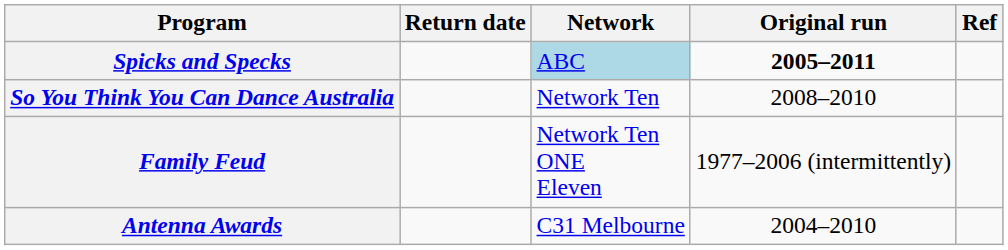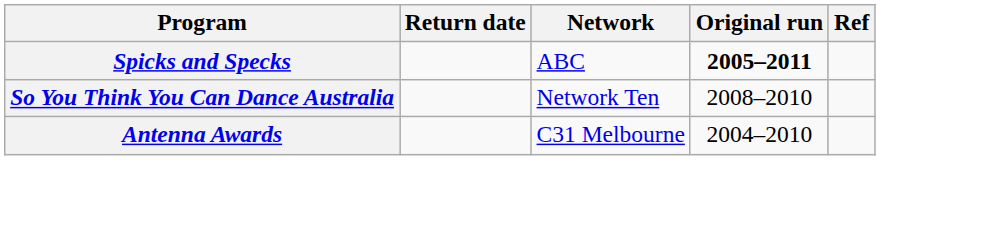(561, 60) lightblue background -> (561, 60) no background
- row: (202, 161)
